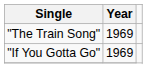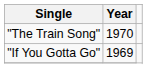(120, 33) 1969 -> (120, 33) 1970
